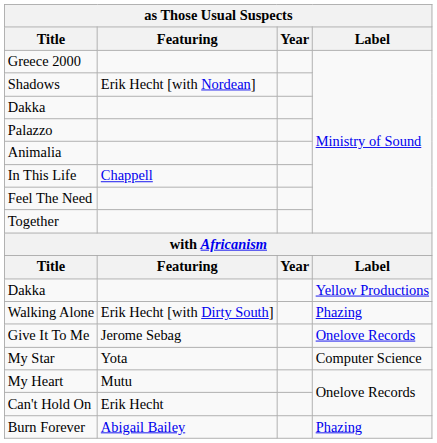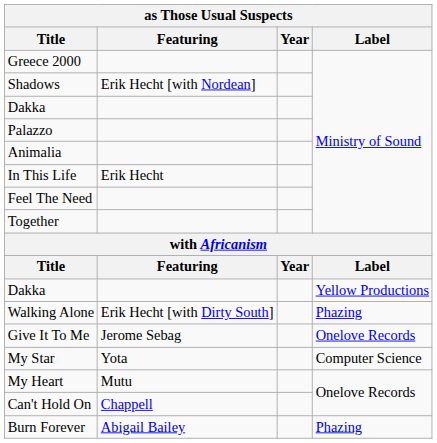(127, 175) Chappell -> (132, 175) Erik Hecht
(132, 404) Erik Hecht -> (127, 404) Chappell
